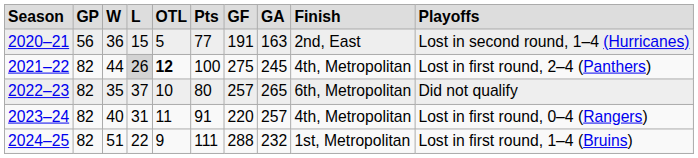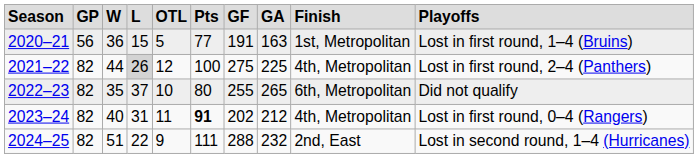(328, 41) 2nd, East -> (352, 41) 1st, Metropolitan
(554, 41) Lost in second round, 1–4 (Hurricanes) -> (526, 41) Lost in first round, 1–4 (Bruins)
(164, 66) bold -> (164, 66) normal
(274, 66) 245 -> (274, 66) 225
(241, 91) 257 -> (241, 91) 255
(203, 116) normal -> (203, 116) bold
(241, 116) 220 -> (241, 116) 202
(274, 116) 257 -> (274, 116) 212
(352, 141) 1st, Metropolitan -> (328, 141) 2nd, East
(526, 141) Lost in first round, 1–4 (Bruins) -> (554, 141) Lost in second round, 1–4 (Hurricanes)
